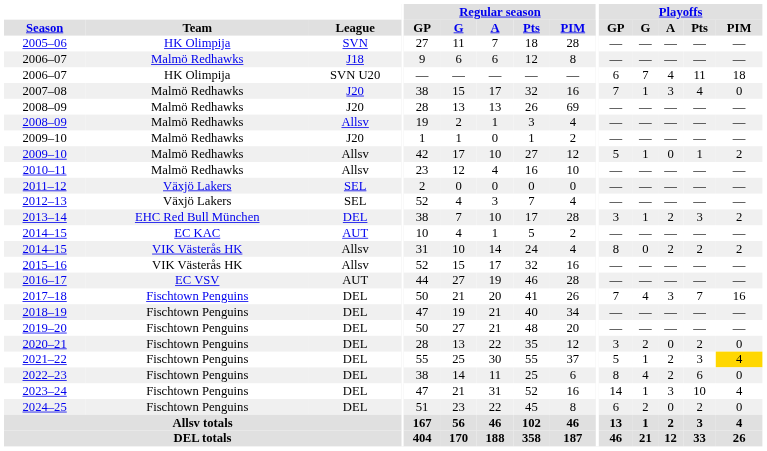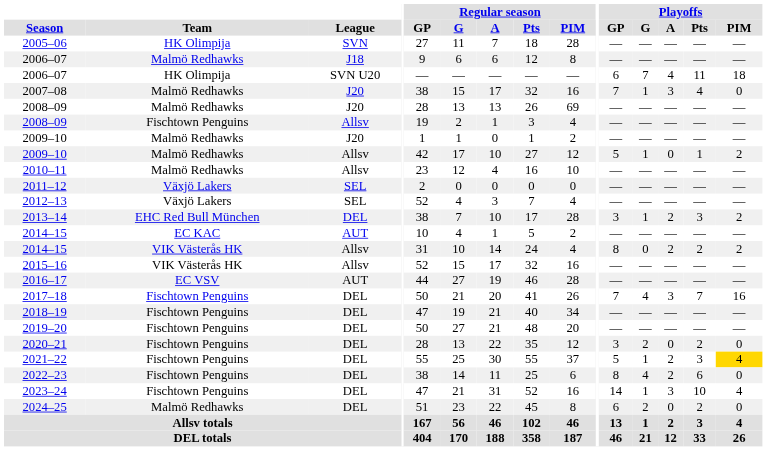(197, 122) Malmö Redhawks -> (197, 122) Fischtown Penguins
(197, 407) Fischtown Penguins -> (197, 407) Malmö Redhawks
